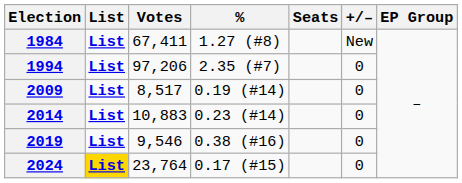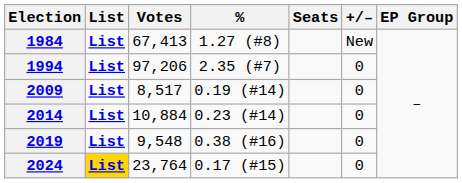(160, 42) 67,411 -> (160, 42) 67,413
(160, 116) 10,883 -> (160, 116) 10,884
(160, 141) 9,546 -> (160, 141) 9,548
